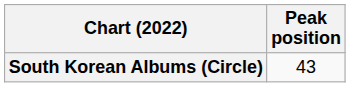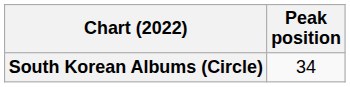(306, 67) 43 -> (306, 67) 34
